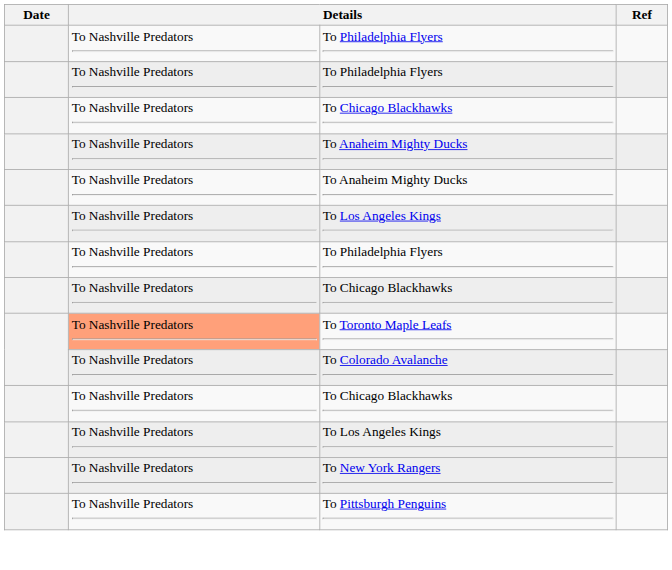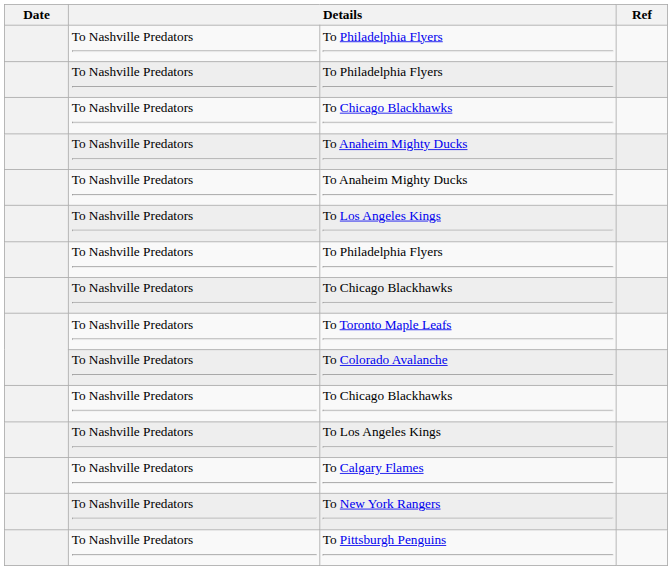(194, 328) lightsalmon background -> (194, 328) no background
+ row: (37, 475)
